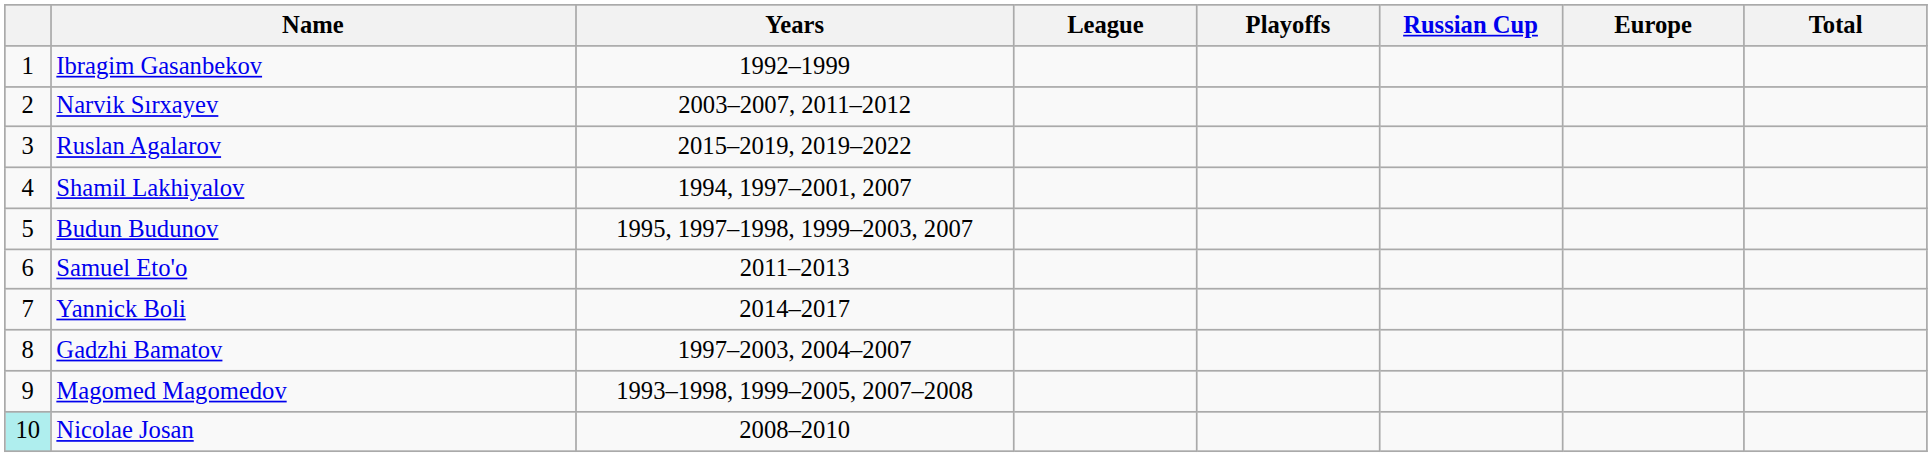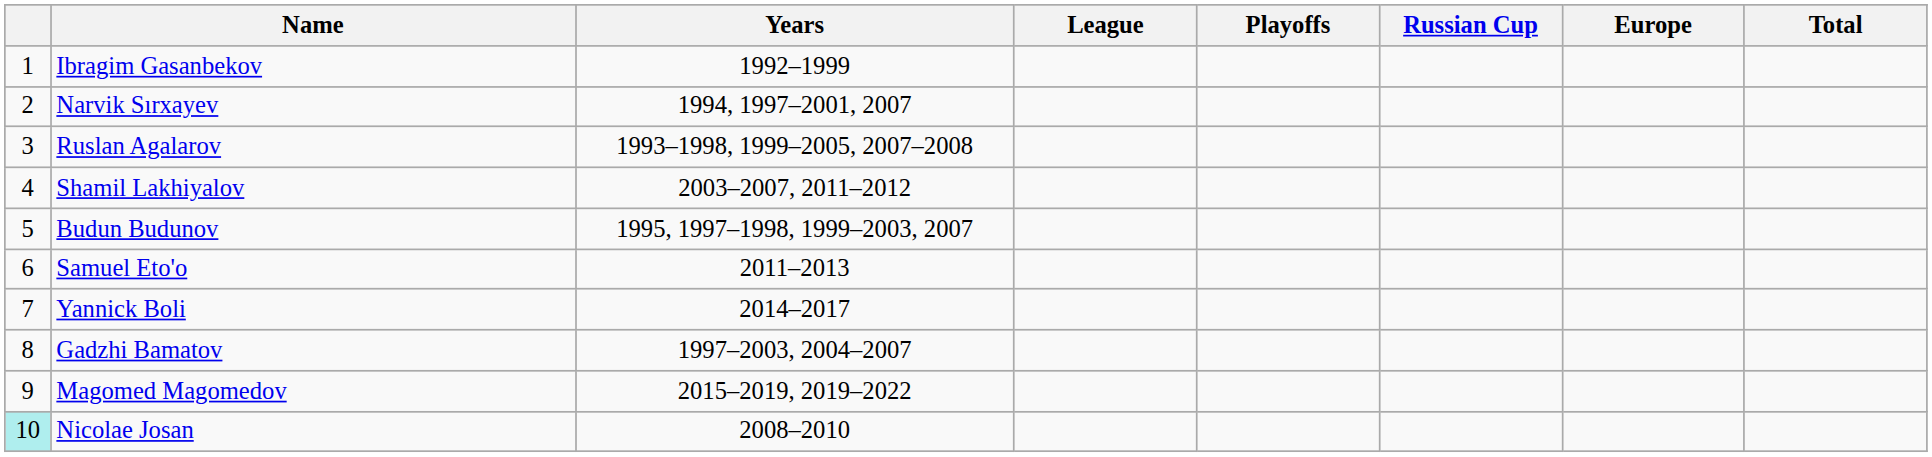(795, 106) 2003–2007, 2011–2012 -> (795, 106) 1994, 1997–2001, 2007
(795, 147) 2015–2019, 2019–2022 -> (795, 147) 1993–1998, 1999–2005, 2007–2008
(795, 187) 1994, 1997–2001, 2007 -> (795, 187) 2003–2007, 2011–2012
(795, 390) 1993–1998, 1999–2005, 2007–2008 -> (795, 390) 2015–2019, 2019–2022
